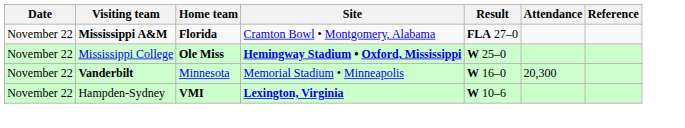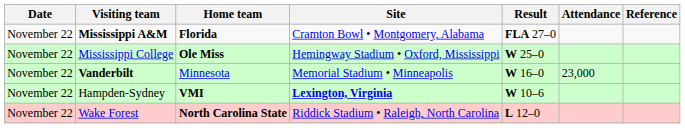(352, 54) bold -> (396, 54) normal
(540, 73) 20,300 -> (578, 73) 23,000
+ row: (108, 113)
